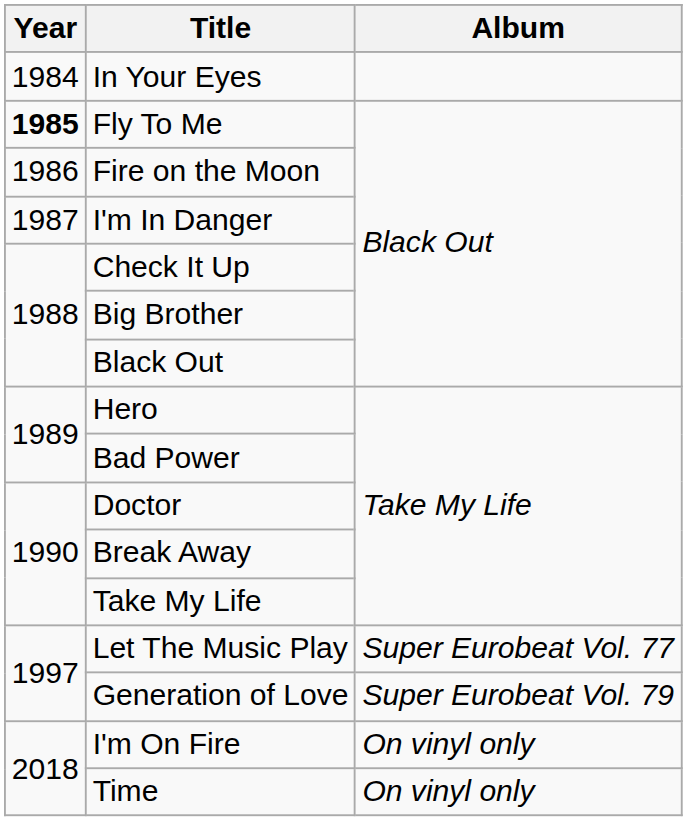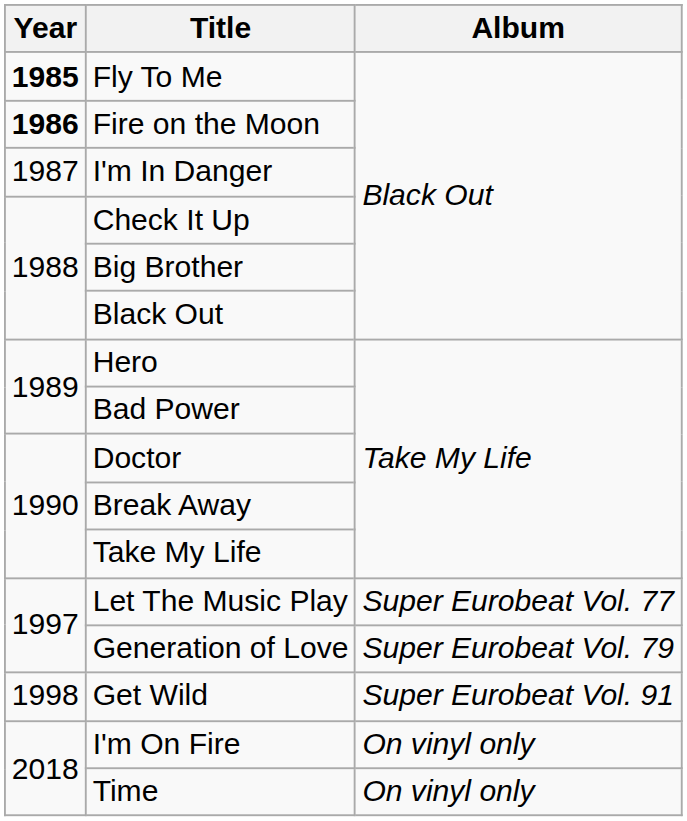- row: (177, 76)
(45, 171) normal -> (45, 123) bold
+ row: (150, 696)
